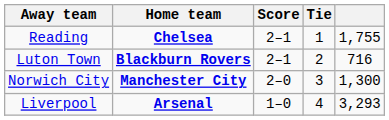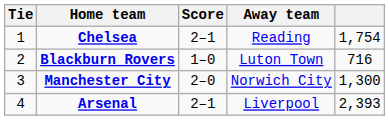columns swapped: (319, 16) <-> (59, 16)
(360, 38) 1,755 -> (360, 38) 1,754
(279, 60) 2–1 -> (203, 60) 1–0
(279, 104) 1–0 -> (203, 104) 2–1
(360, 104) 3,293 -> (360, 104) 2,393
